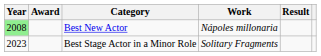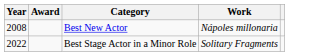- column: (296, 12)
(17, 28) lightgreen background -> (17, 28) no background
(17, 43) 2023 -> (17, 43) 2022
